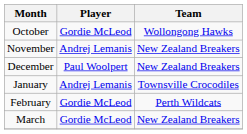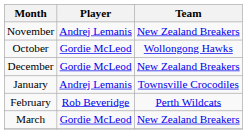rows swapped: (31, 31) <-> (31, 48)
(96, 66) Paul Woolpert -> (96, 66) Gordie McLeod
(96, 102) Gordie McLeod -> (96, 102) Rob Beveridge
